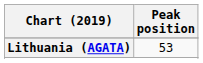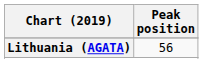(166, 48) 53 -> (166, 48) 56
